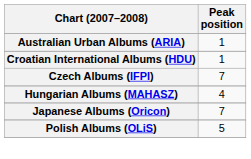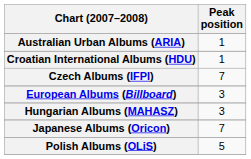+ row: (101, 94)
(222, 94) 4 -> (222, 111) 3
